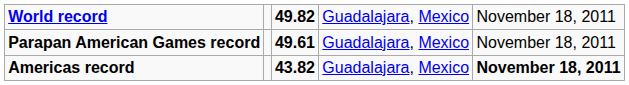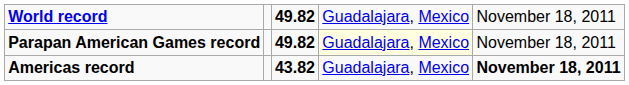(295, 42) 49.61 -> (295, 42) 49.82
(396, 42) no background -> (396, 42) lightyellow background
